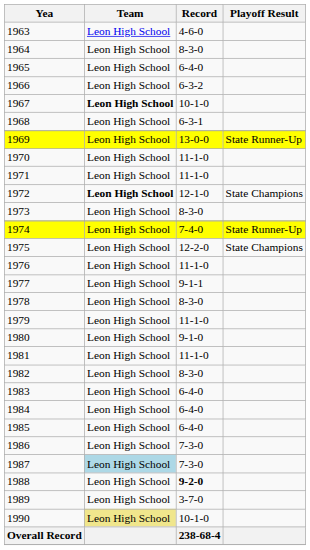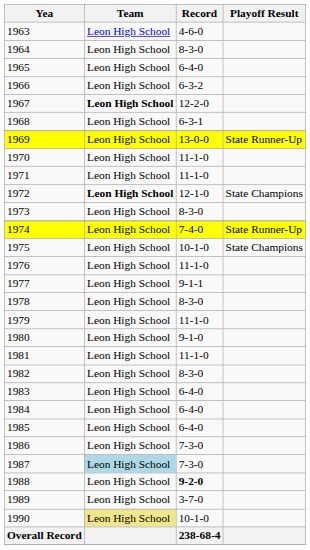(194, 103) 10-1-0 -> (194, 103) 12-2-0
(194, 247) 12-2-0 -> (194, 247) 10-1-0
